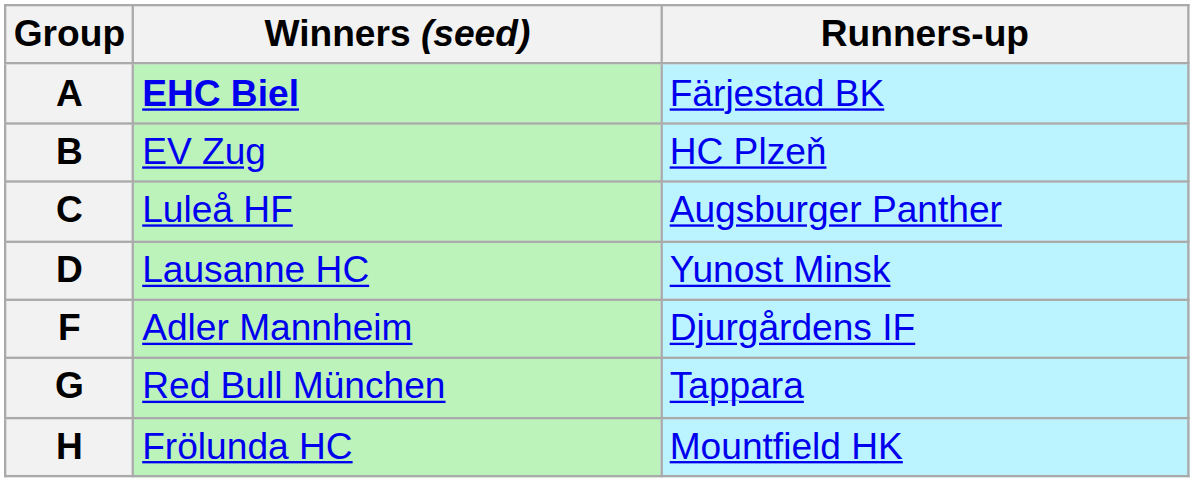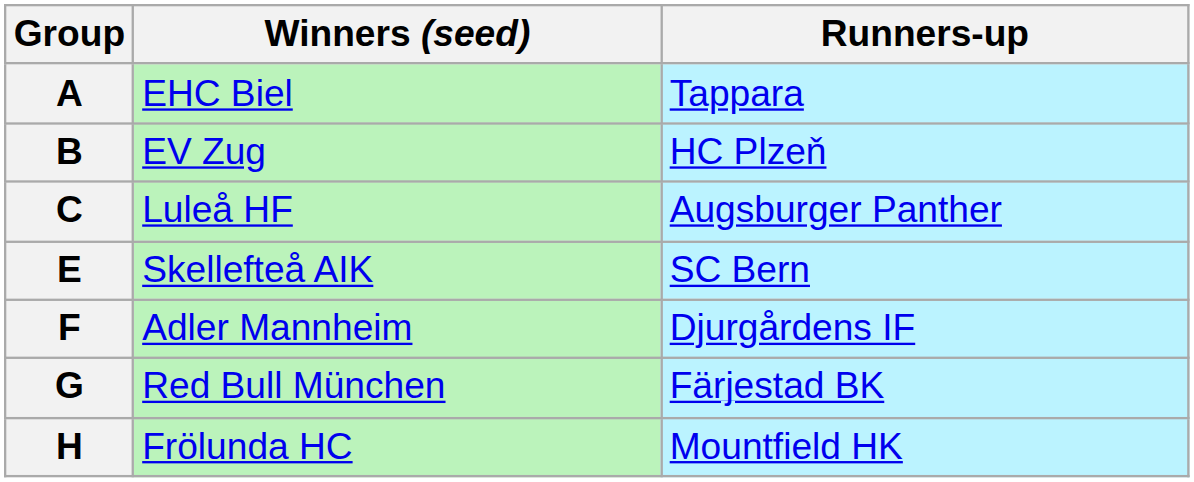(221, 92) bold -> (217, 92) normal
(777, 92) Färjestad BK -> (737, 92) Tappara
- row: (69, 269)
+ row: (69, 269)
(737, 387) Tappara -> (777, 387) Färjestad BK
